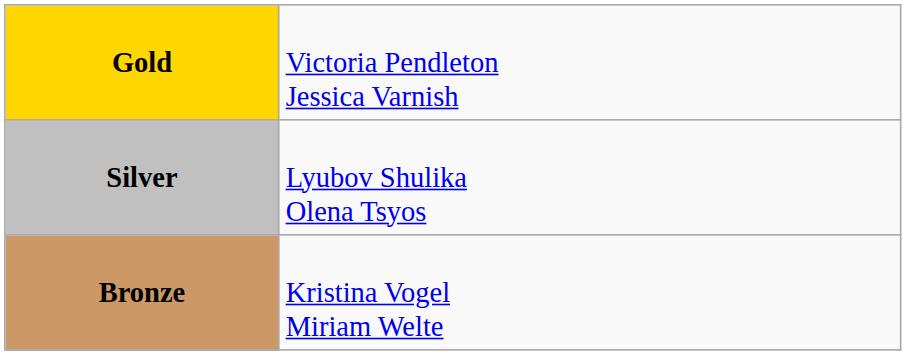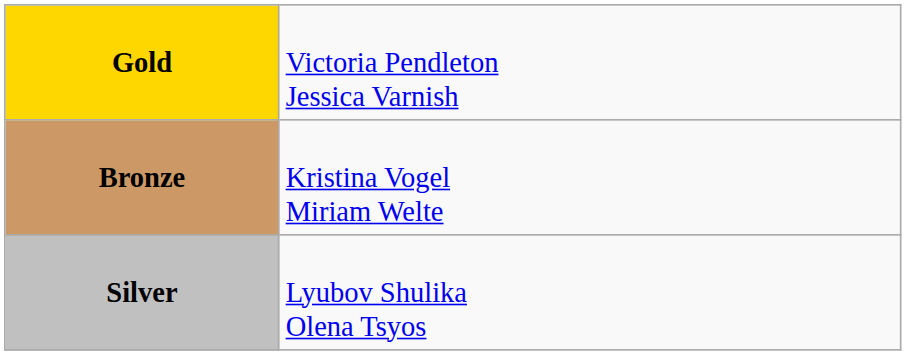rows swapped: (142, 176) <-> (142, 291)
